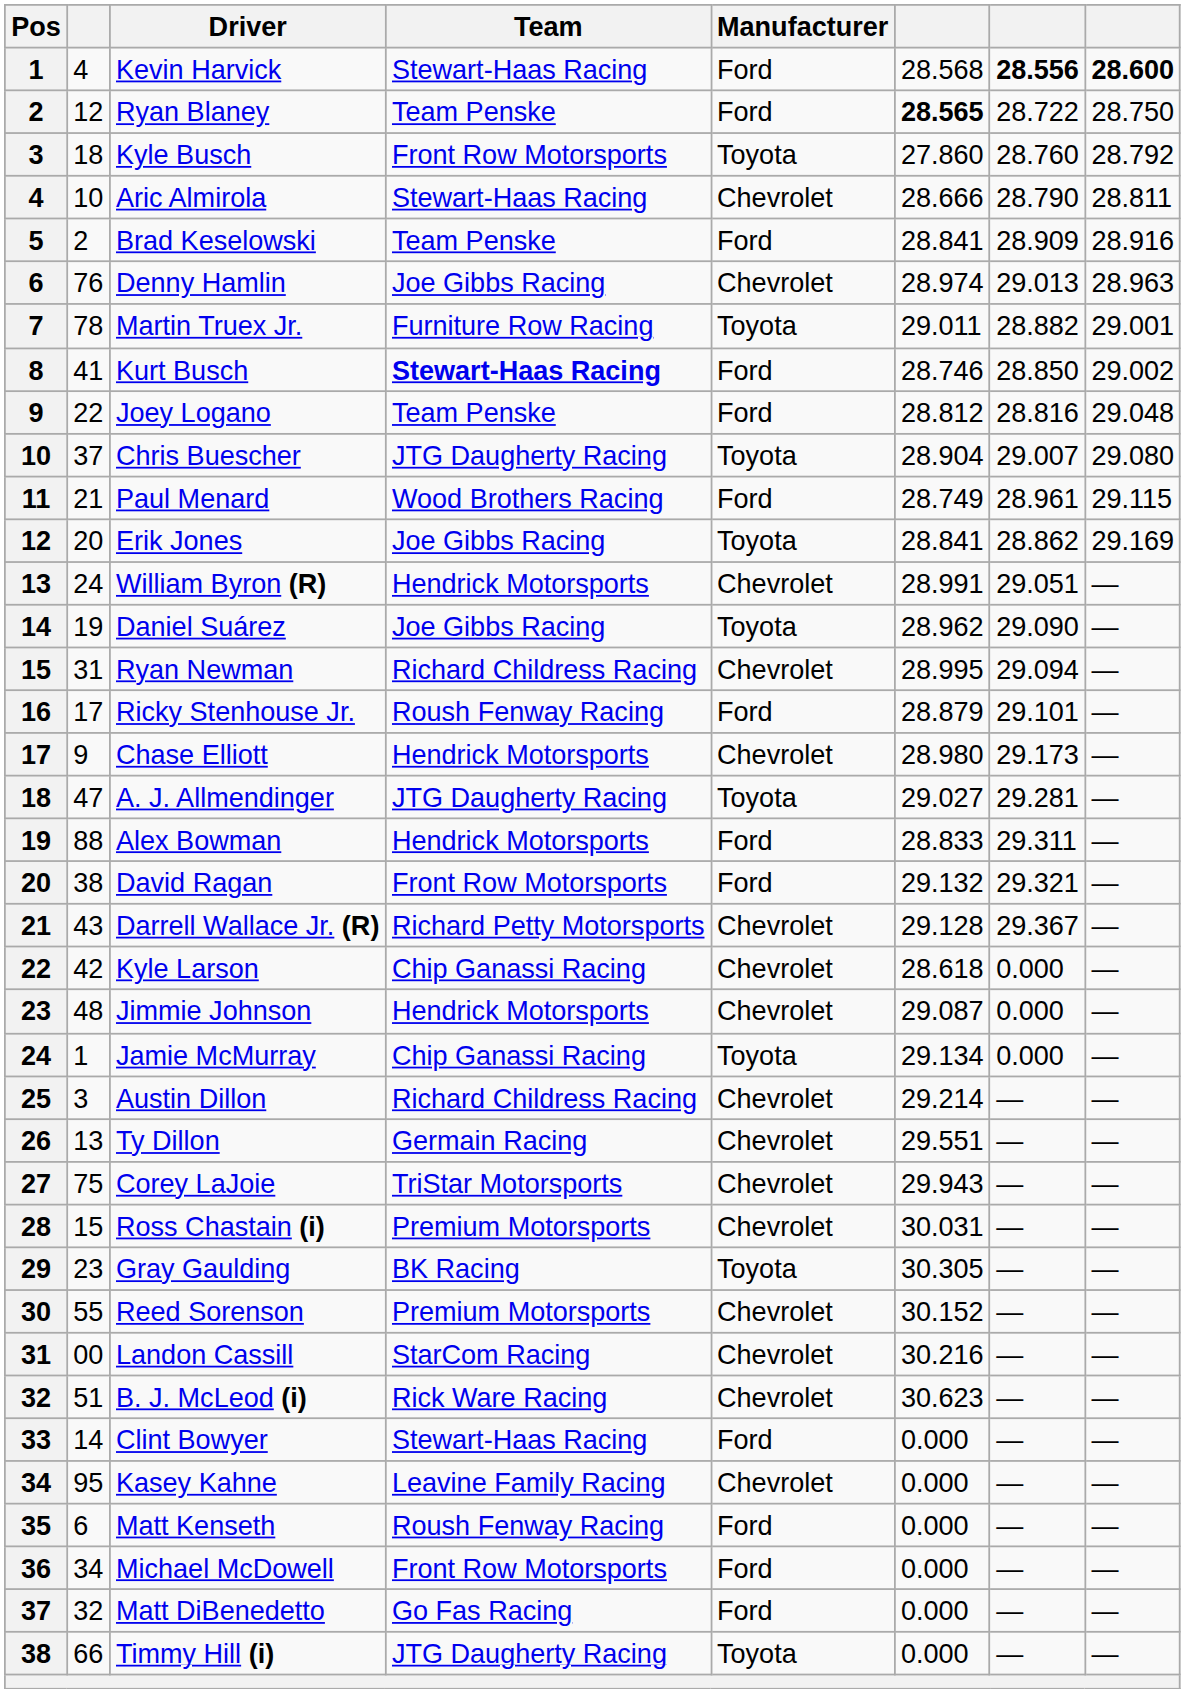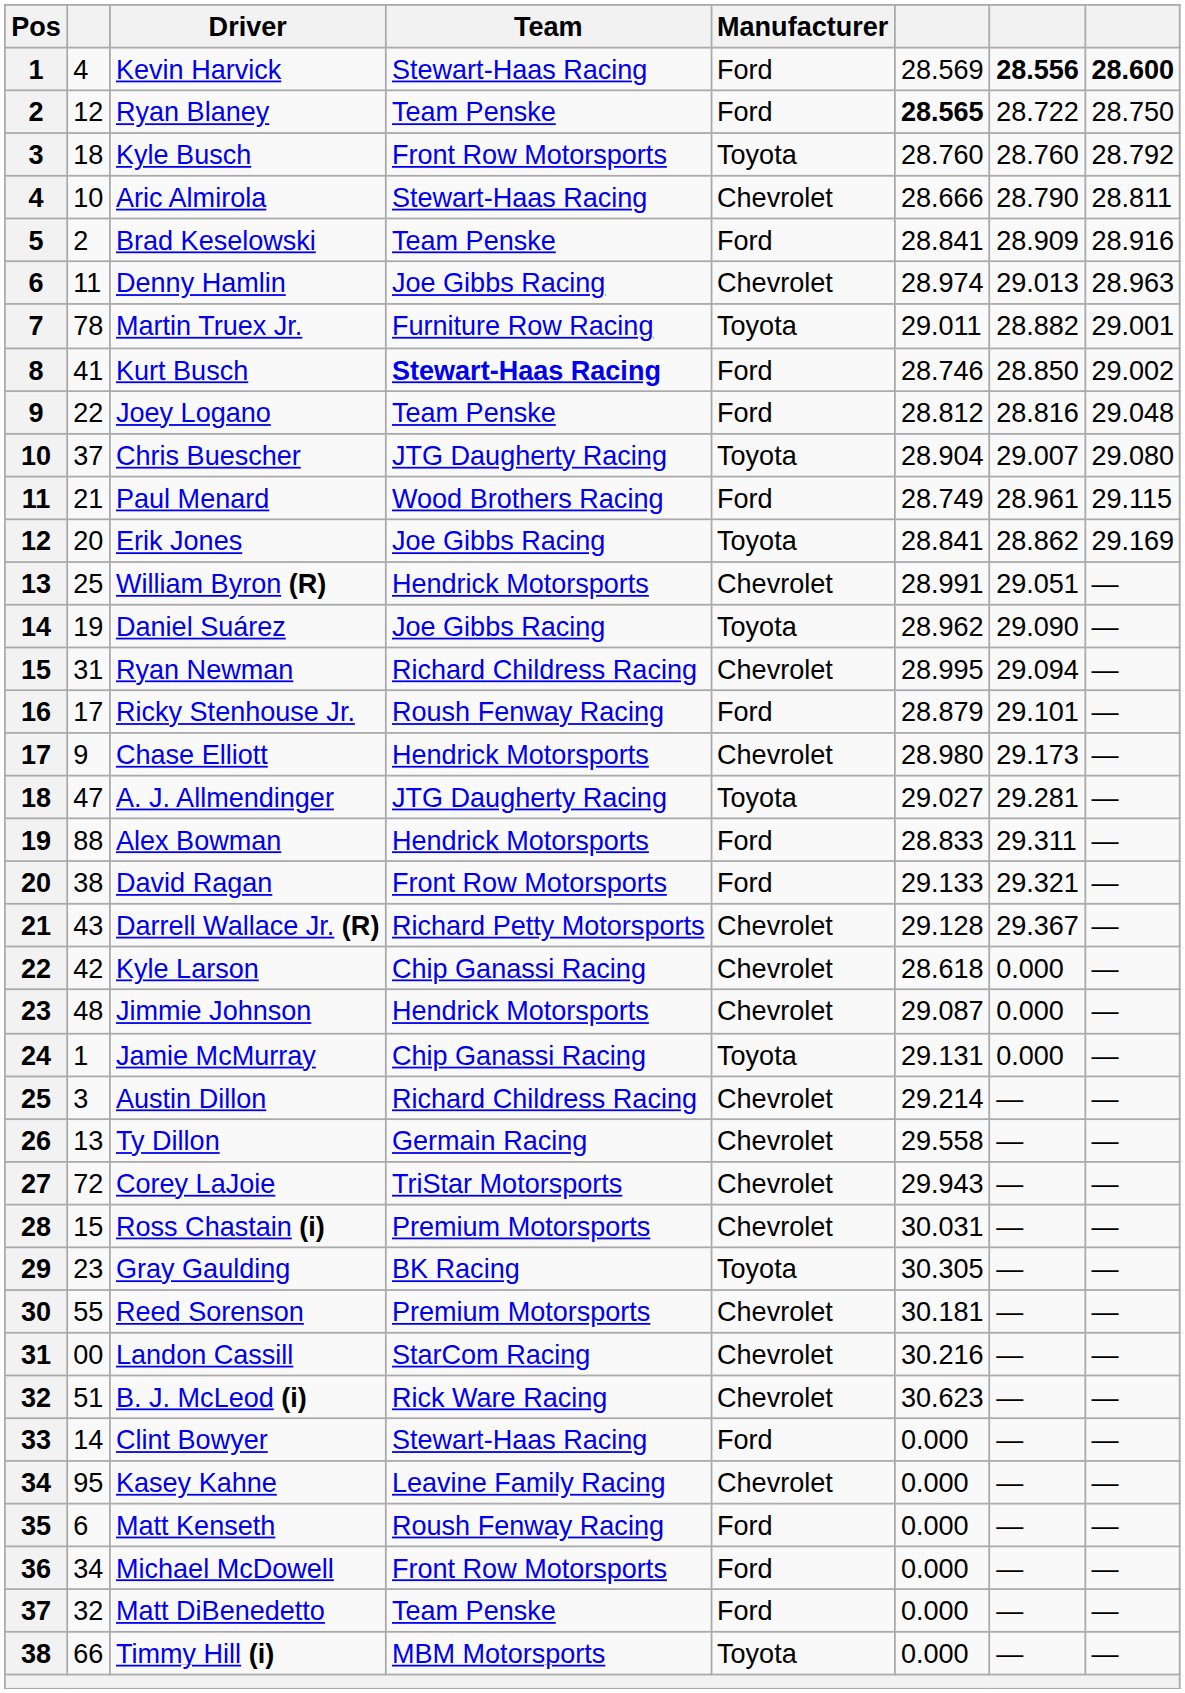(942, 69) 28.568 -> (942, 69) 28.569
(942, 155) 27.860 -> (942, 155) 28.760
(88, 283) 76 -> (87, 283) 11
(88, 583) 24 -> (88, 583) 25
(942, 883) 29.132 -> (942, 883) 29.133
(942, 1054) 29.134 -> (942, 1054) 29.131
(942, 1140) 29.551 -> (942, 1140) 29.558
(88, 1183) 75 -> (88, 1183) 72
(942, 1311) 30.152 -> (942, 1311) 30.181
(482, 1611) Go Fas Racing -> (474, 1611) Team Penske
(529, 1654) JTG Daugherty Racing -> (499, 1654) MBM Motorsports
